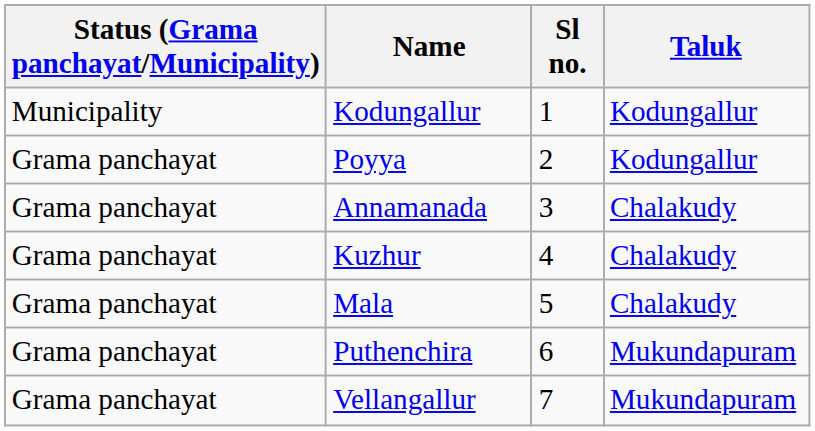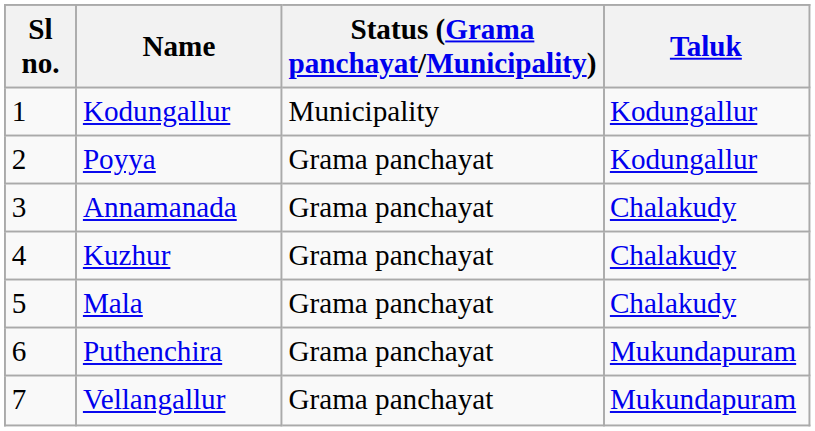columns swapped: (568, 46) <-> (166, 46)
